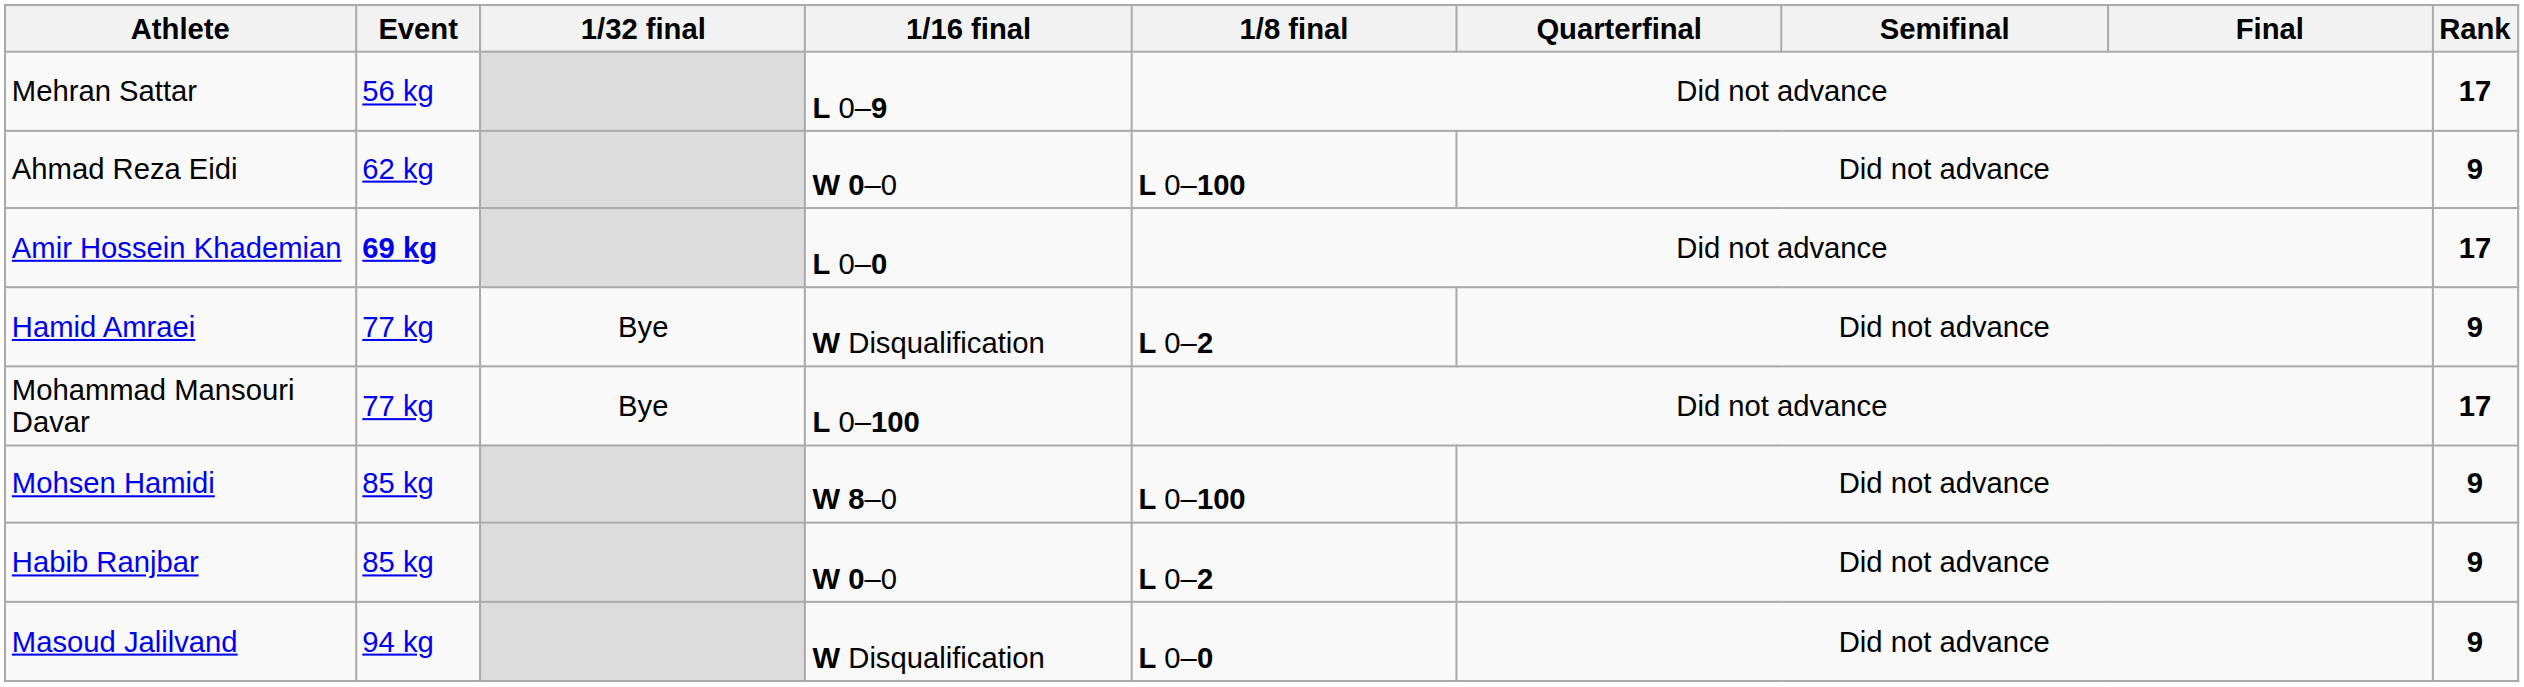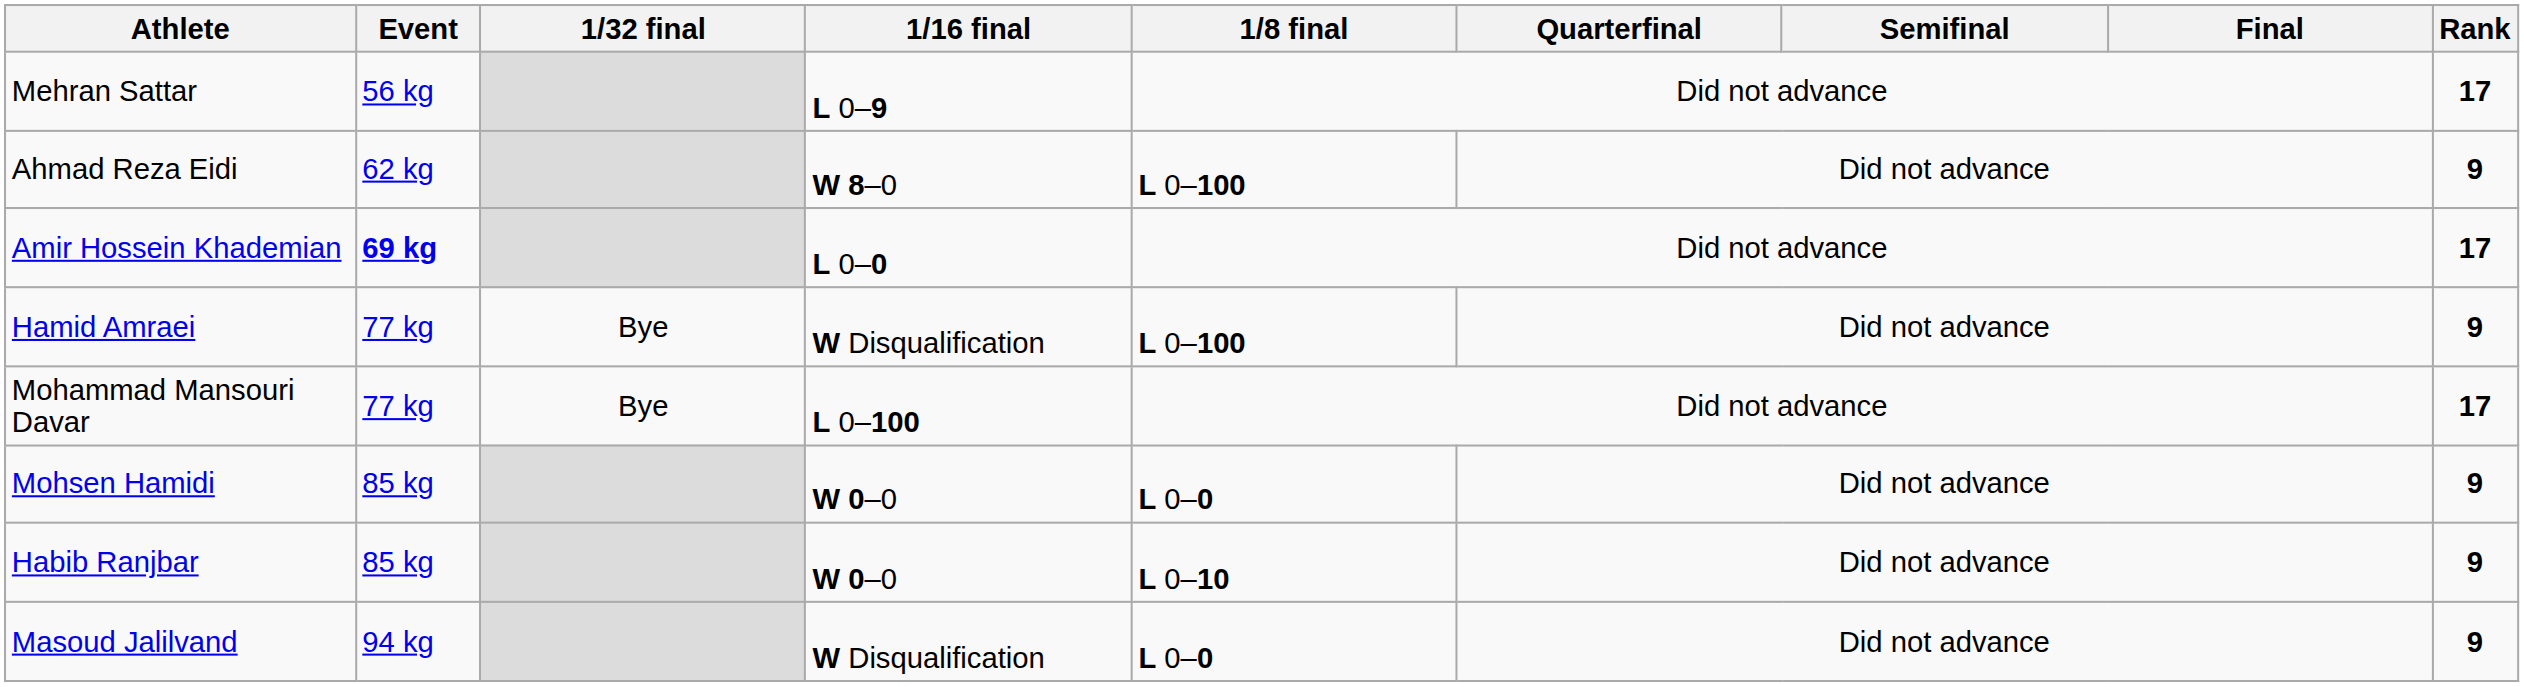(855, 186) W 0–0 -> (855, 186) W 8–0
(1176, 343) L 0–2 -> (1192, 343) L 0–100
(855, 500) W 8–0 -> (855, 500) W 0–0
(1192, 500) L 0–100 -> (1176, 500) L 0–0
(1176, 579) L 0–2 -> (1184, 579) L 0–10
